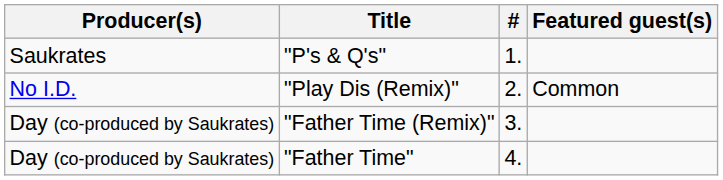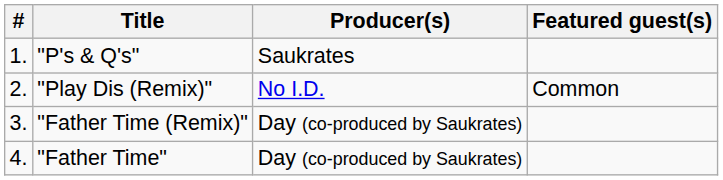columns swapped: (513, 21) <-> (142, 21)
